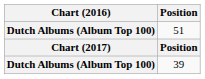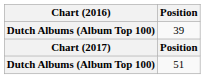rows swapped: (179, 64) <-> (179, 30)
